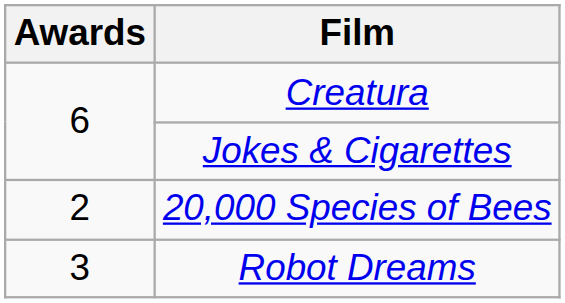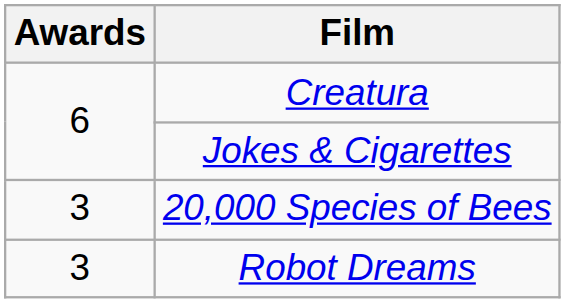(80, 208) 2 -> (80, 208) 3
